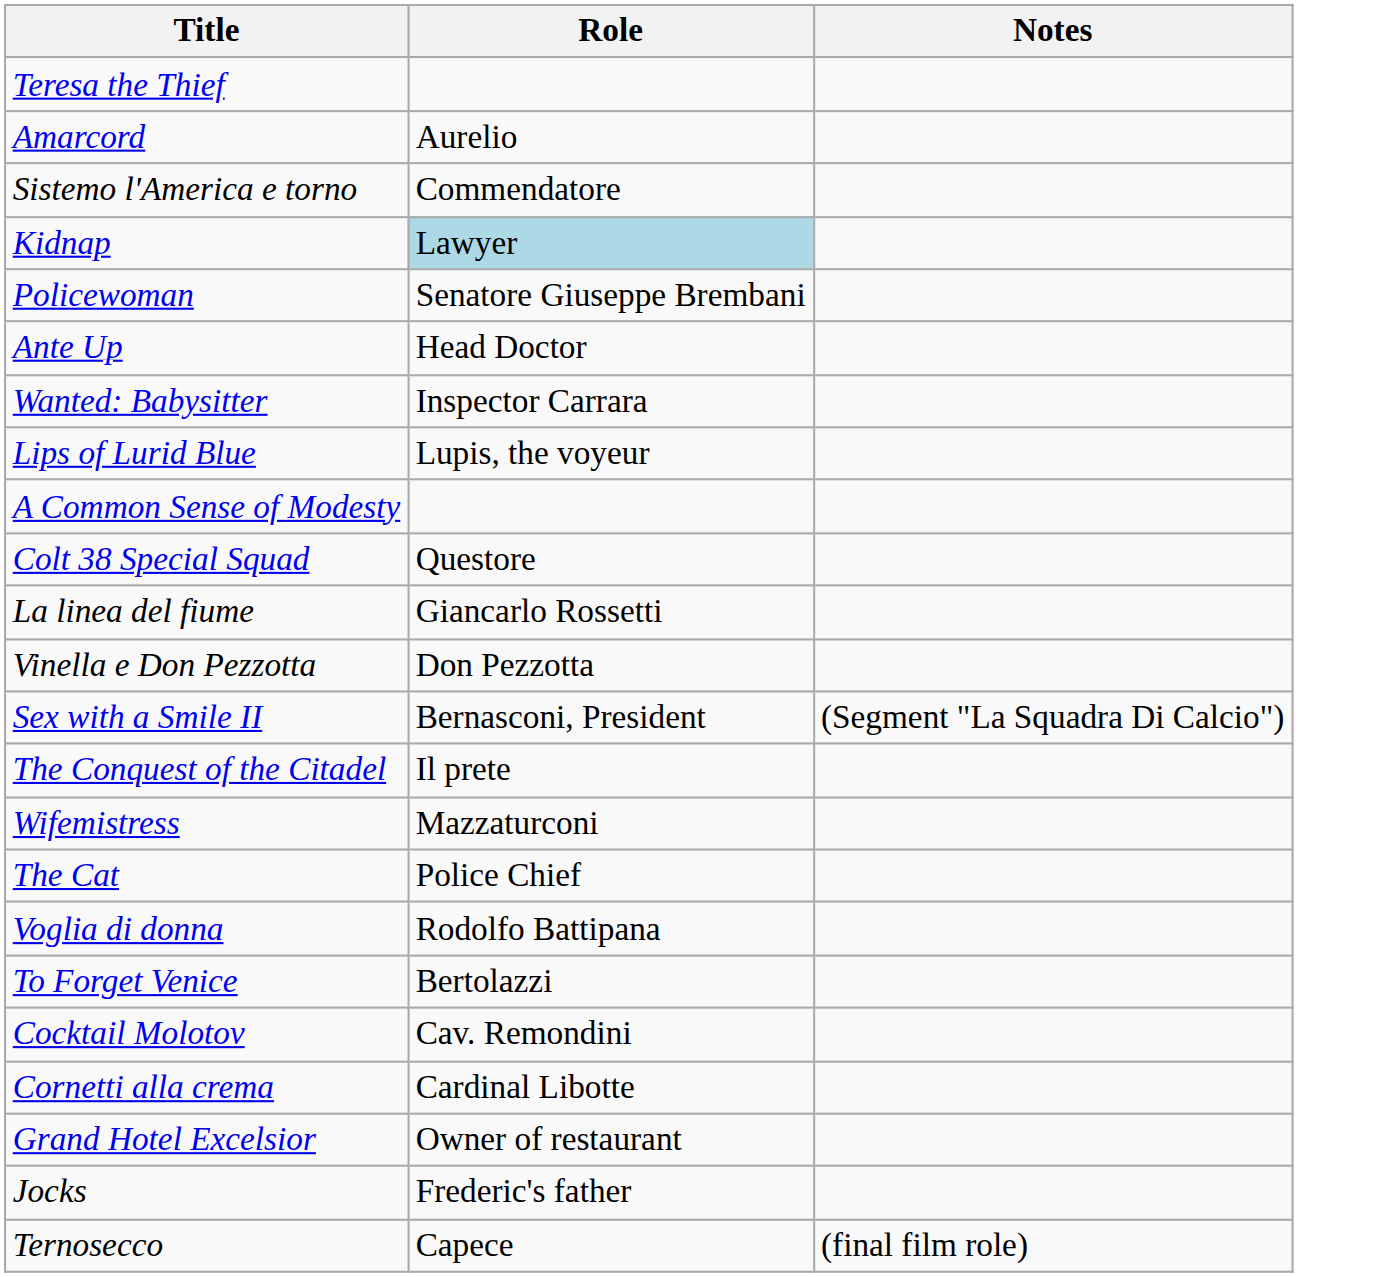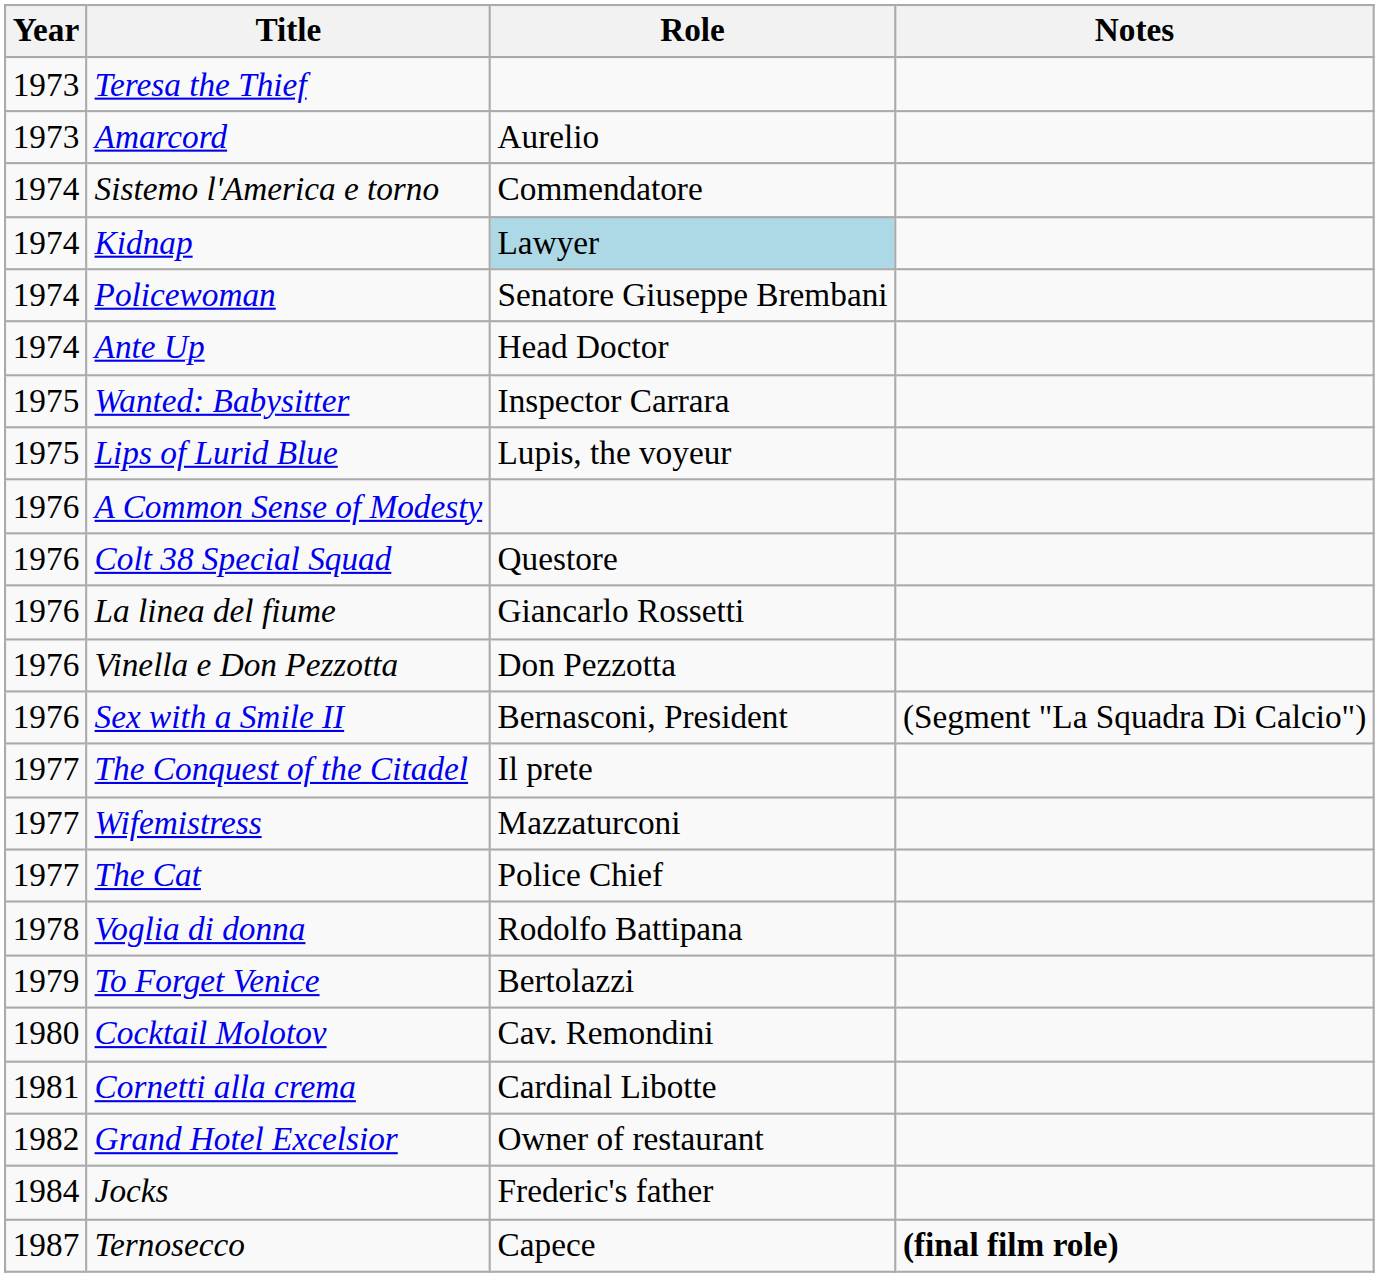+ column: (46, 30)
(924, 1244) normal -> (1011, 1244) bold
